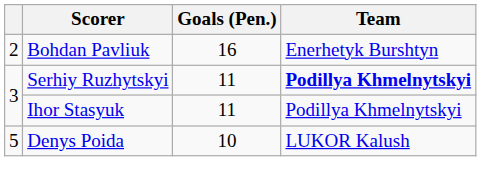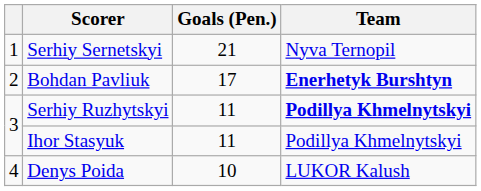+ row: (95, 49)
(227, 49) 16 -> (227, 79) 17
(362, 49) normal -> (369, 79) bold
(14, 140) 5 -> (14, 170) 4
